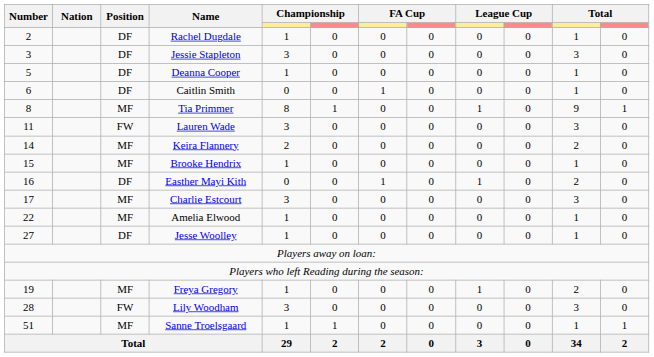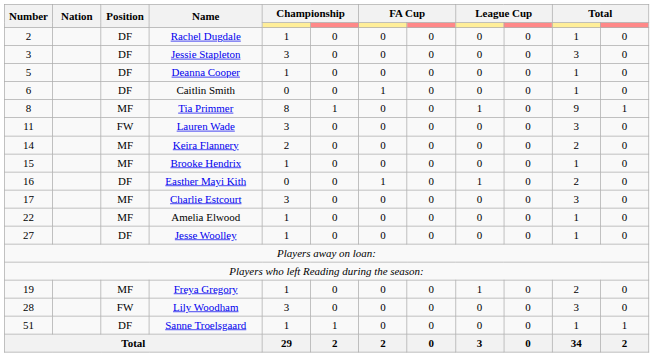(125, 325) MF -> (125, 325) DF
